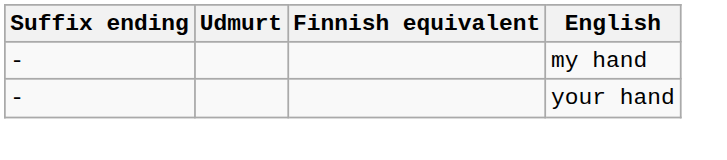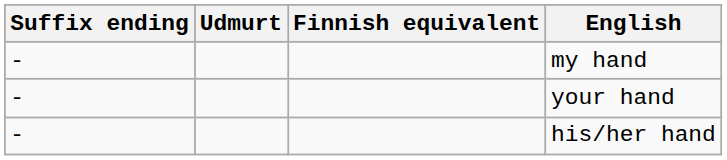+ row: (633, 135)
